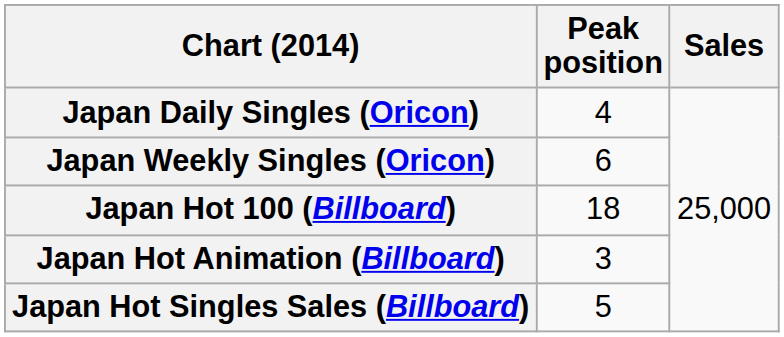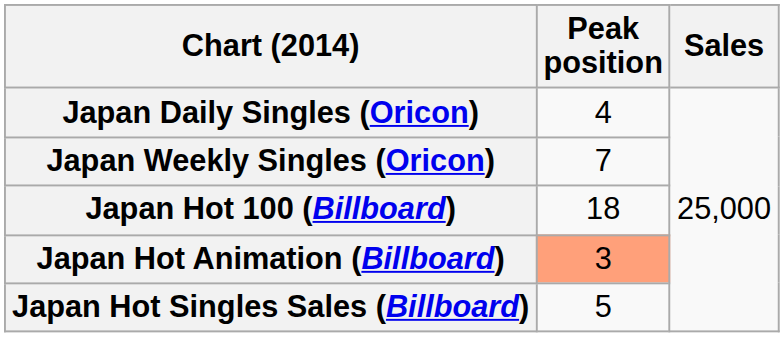(603, 160) 6 -> (603, 160) 7
(603, 258) no background -> (603, 258) lightsalmon background
